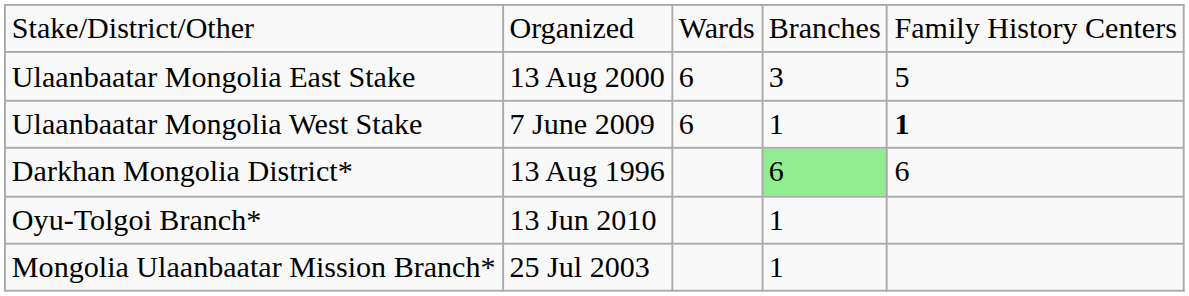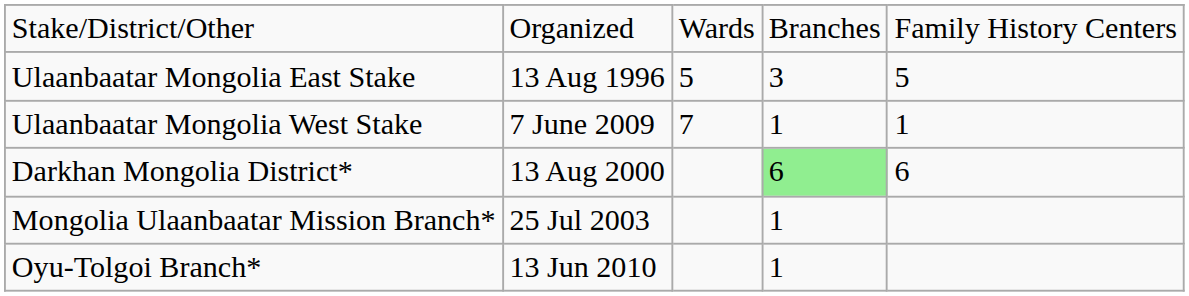(587, 76) 13 Aug 2000 -> (587, 76) 13 Aug 1996
(686, 76) 6 -> (686, 76) 5
(686, 123) 6 -> (686, 123) 7
(902, 123) bold -> (902, 123) normal
(587, 171) 13 Aug 1996 -> (587, 171) 13 Aug 2000
rows swapped: (137, 219) <-> (254, 266)
